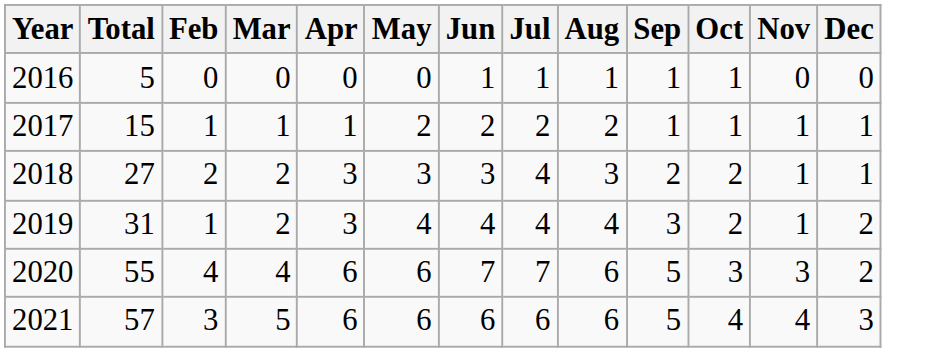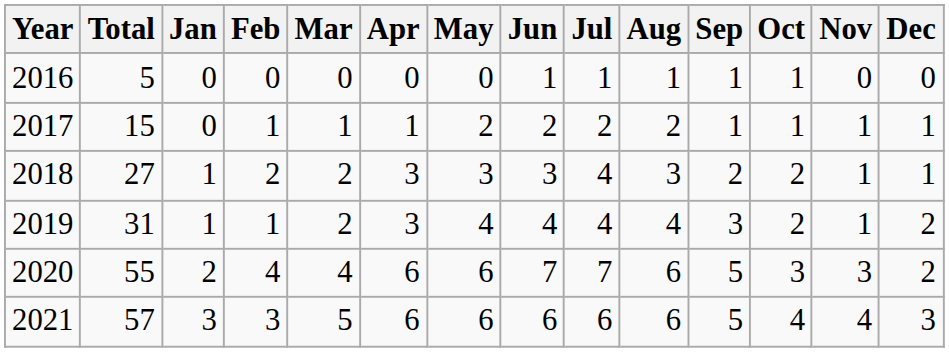+ column: (193, 28)
